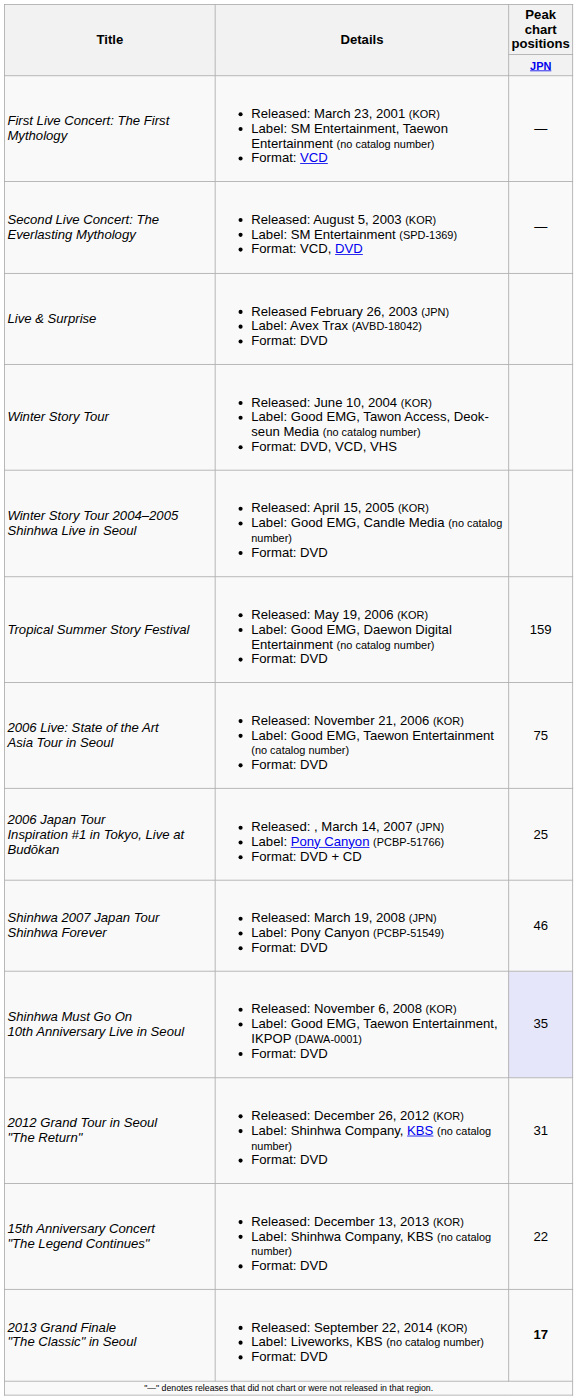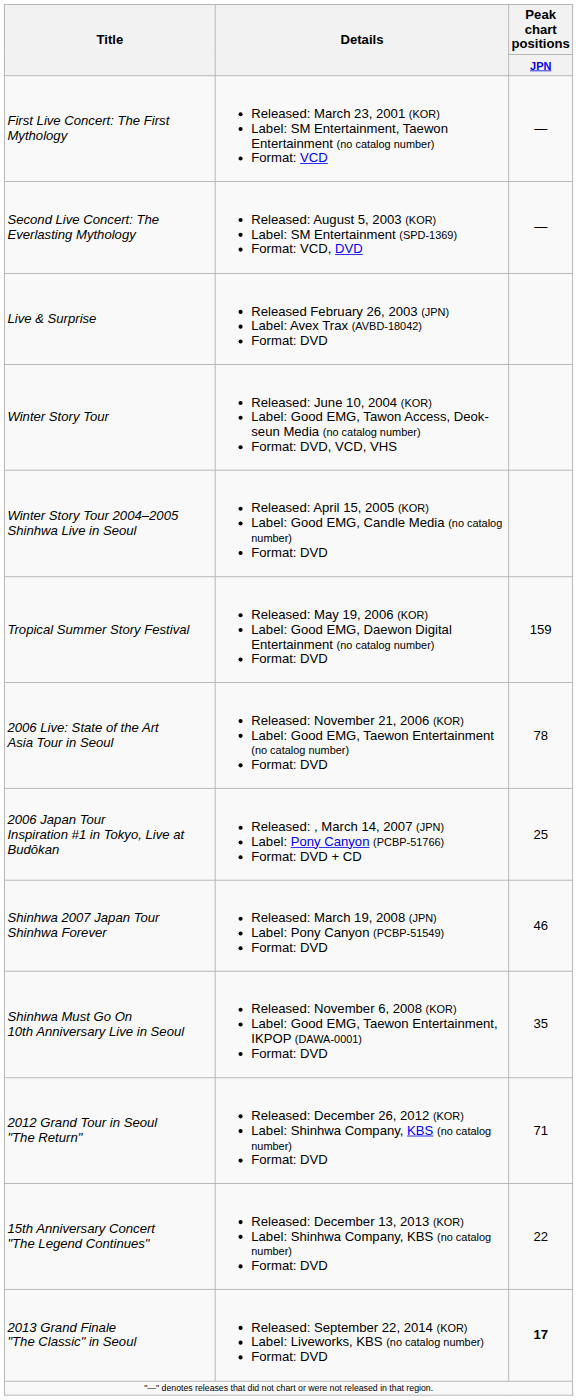(541, 735) 75 -> (541, 735) 78
(541, 1024) lavender background -> (541, 1024) no background
(541, 1130) 31 -> (541, 1130) 71
